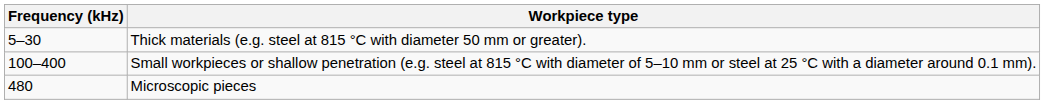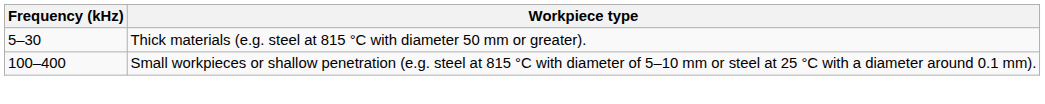- row: (193, 87)
